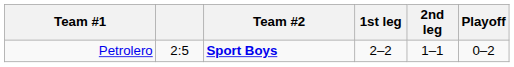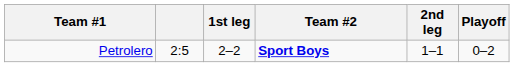columns swapped: (279, 22) <-> (381, 22)
